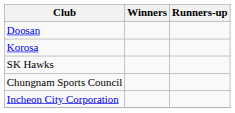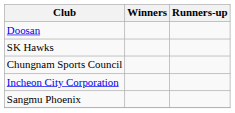- row: (23, 47)
+ row: (44, 99)
